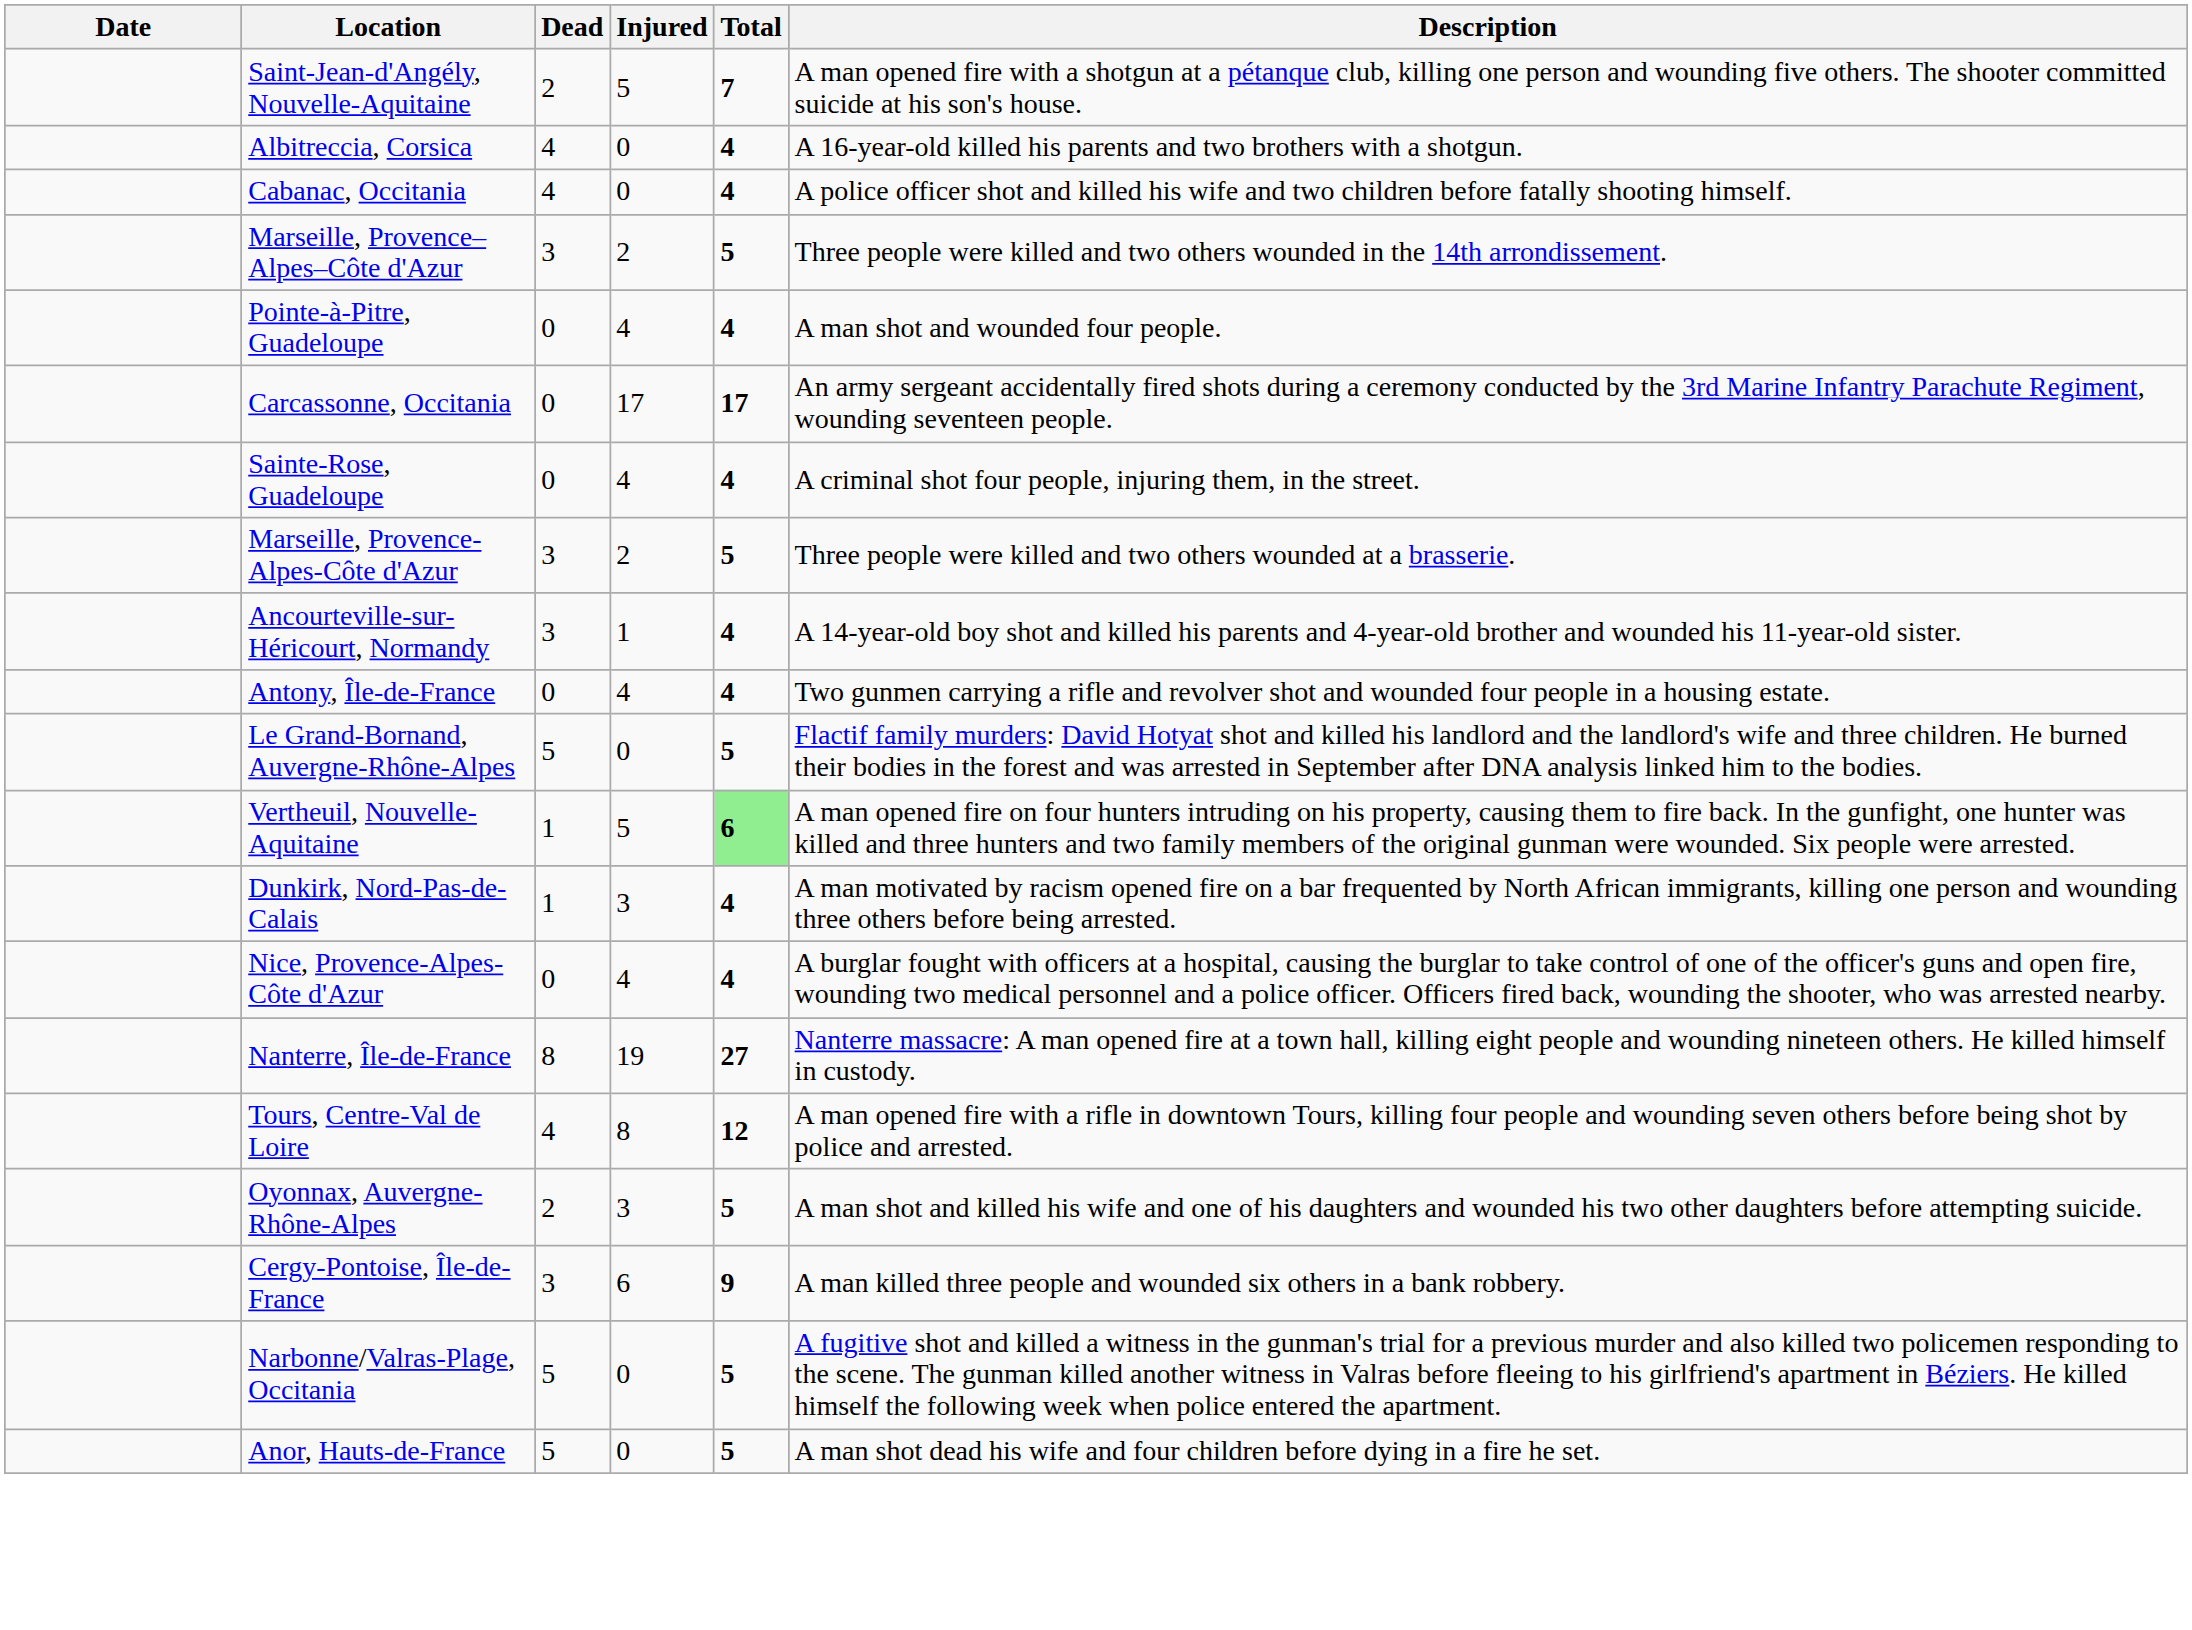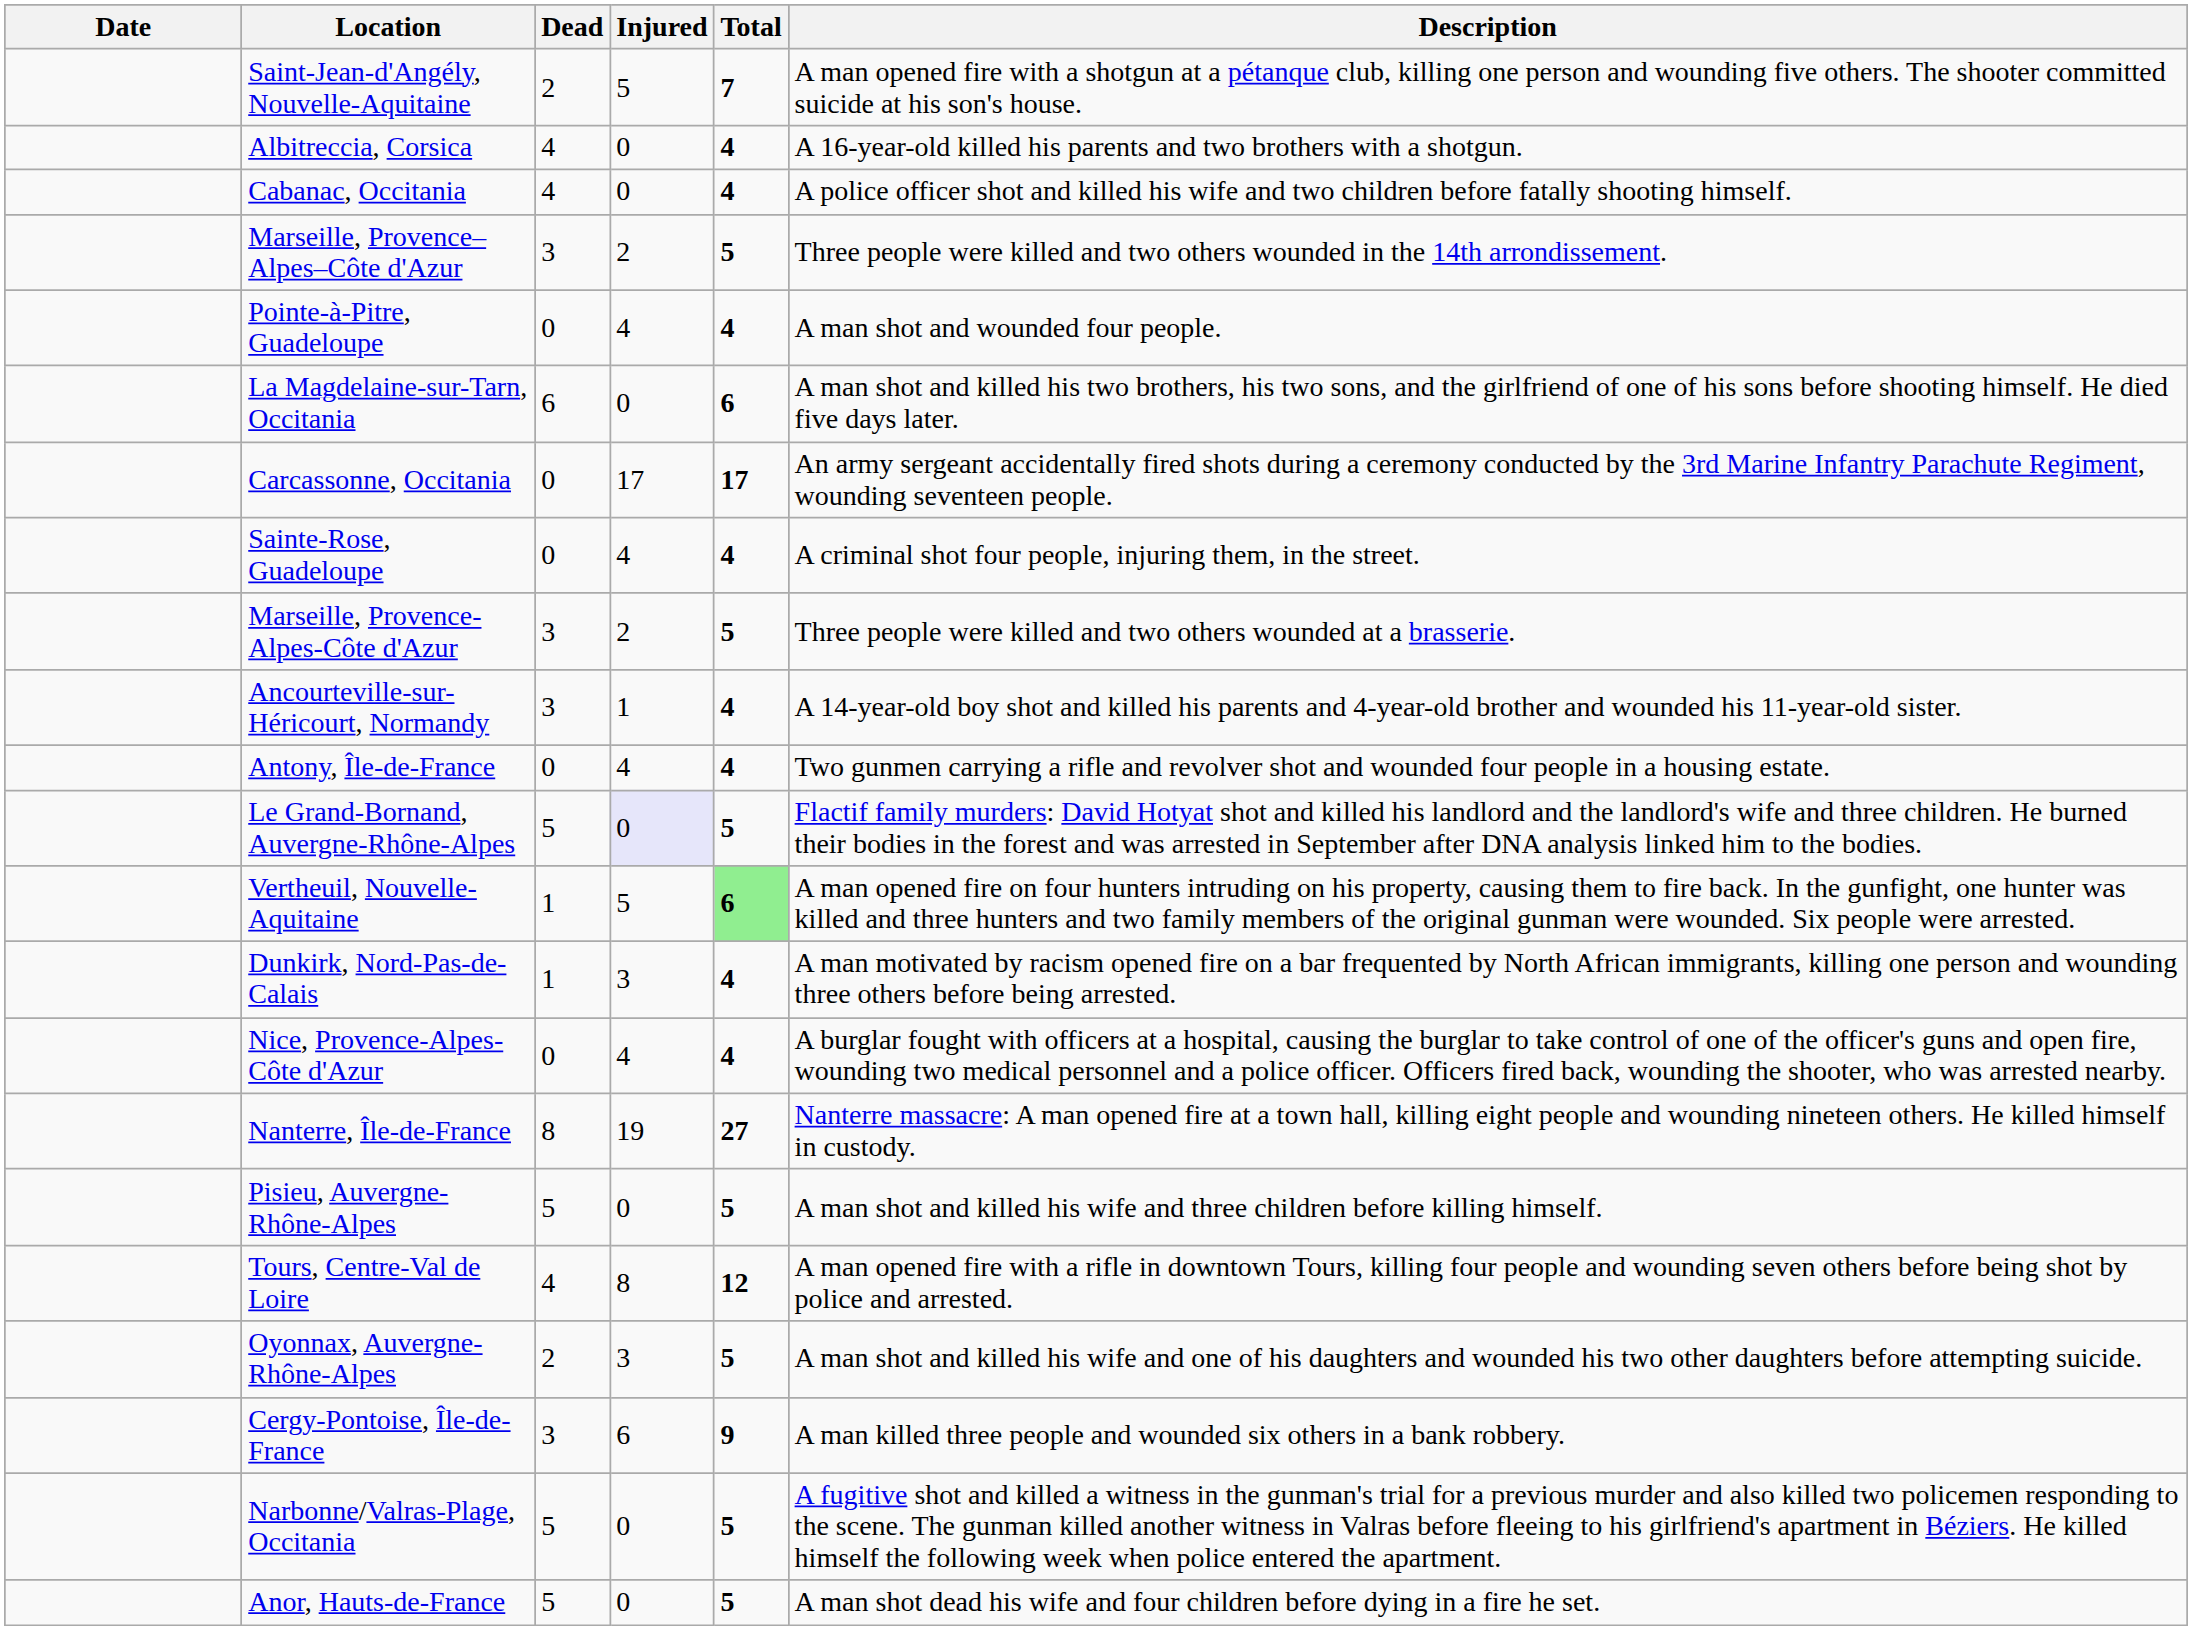+ row: (388, 403)
(623, 751) no background -> (623, 827) lavender background
+ row: (348, 1206)
